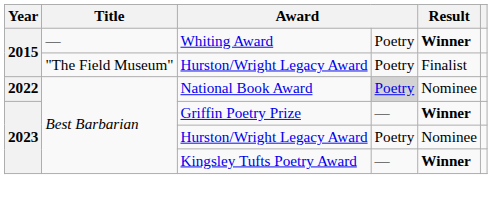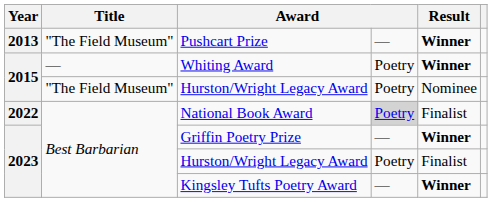+ row: (23, 40)
(444, 64) Finalist -> (449, 88) Nominee
(449, 88) Nominee -> (444, 112) Finalist
(449, 137) Nominee -> (444, 161) Finalist
